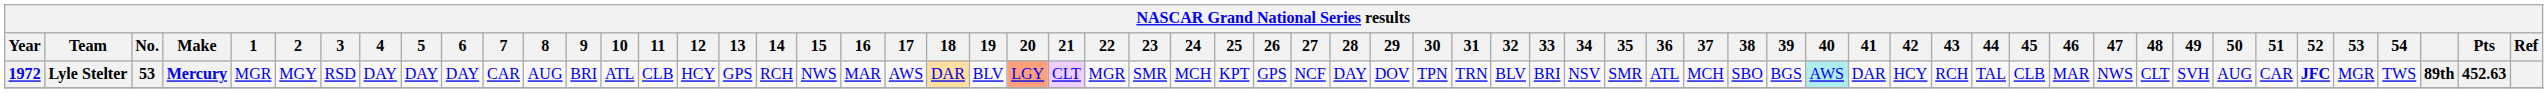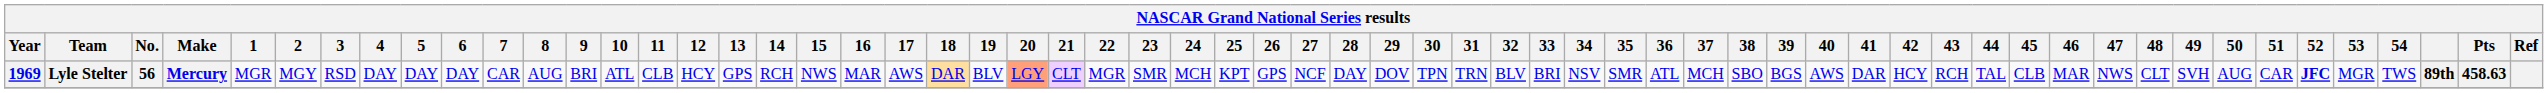(25, 74) 1972 -> (25, 74) 1969
(147, 74) 53 -> (147, 74) 56
(1827, 74) paleturquoise background -> (1827, 74) no background
(2484, 74) 452.63 -> (2484, 74) 458.63
